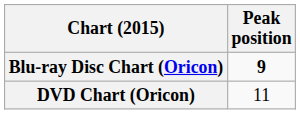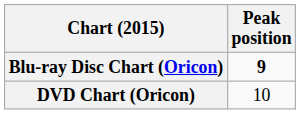(262, 94) 11 -> (262, 94) 10
